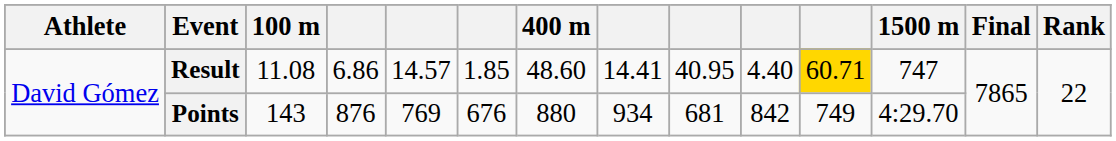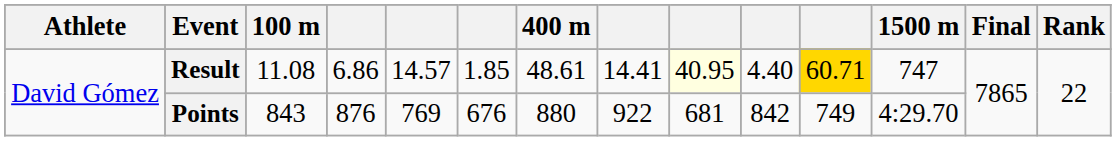(556, 70) 48.60 -> (556, 70) 48.61
(705, 70) no background -> (705, 70) lightyellow background
(286, 114) 143 -> (286, 114) 843
(633, 114) 934 -> (633, 114) 922
